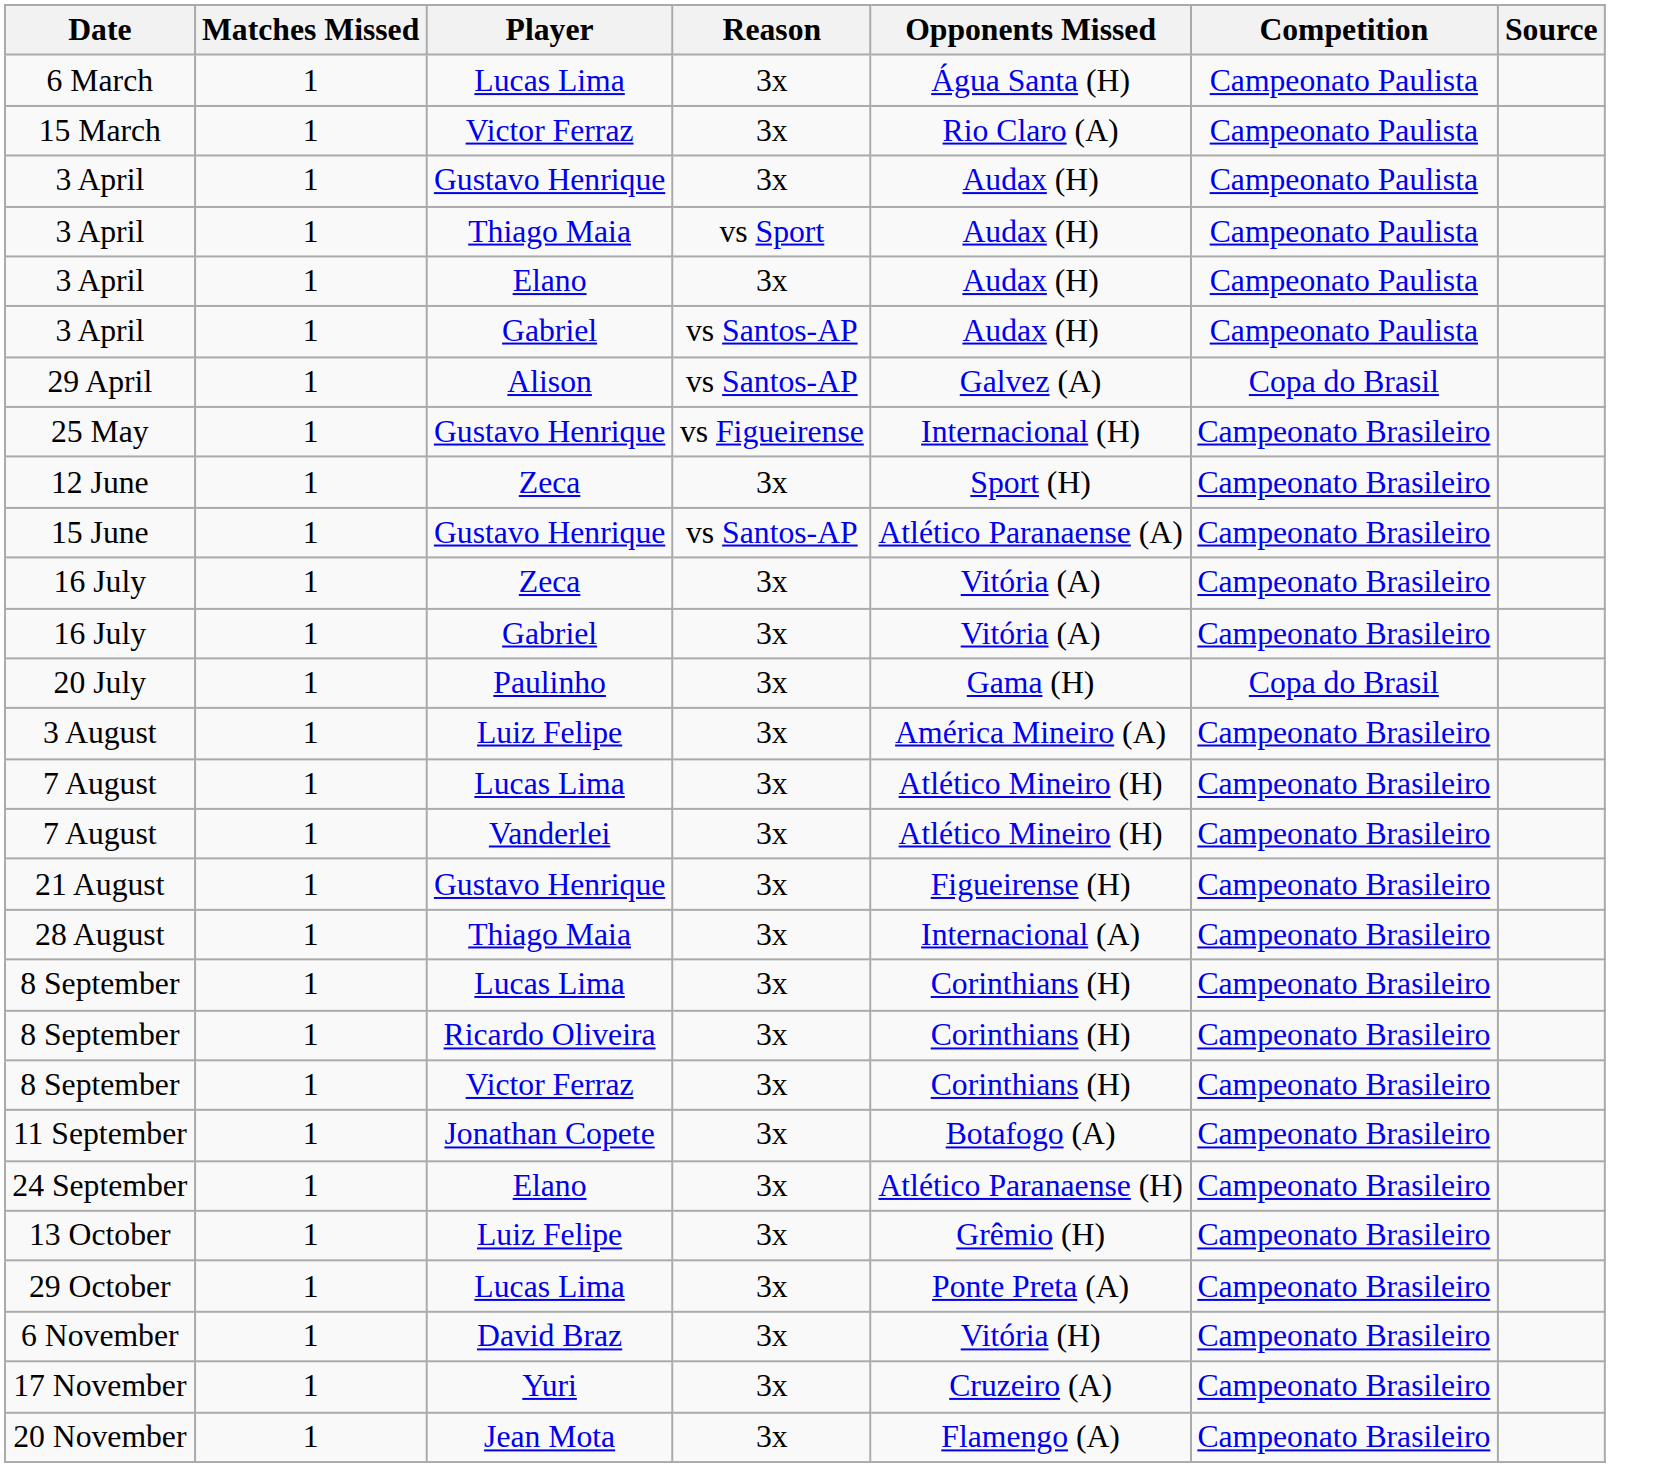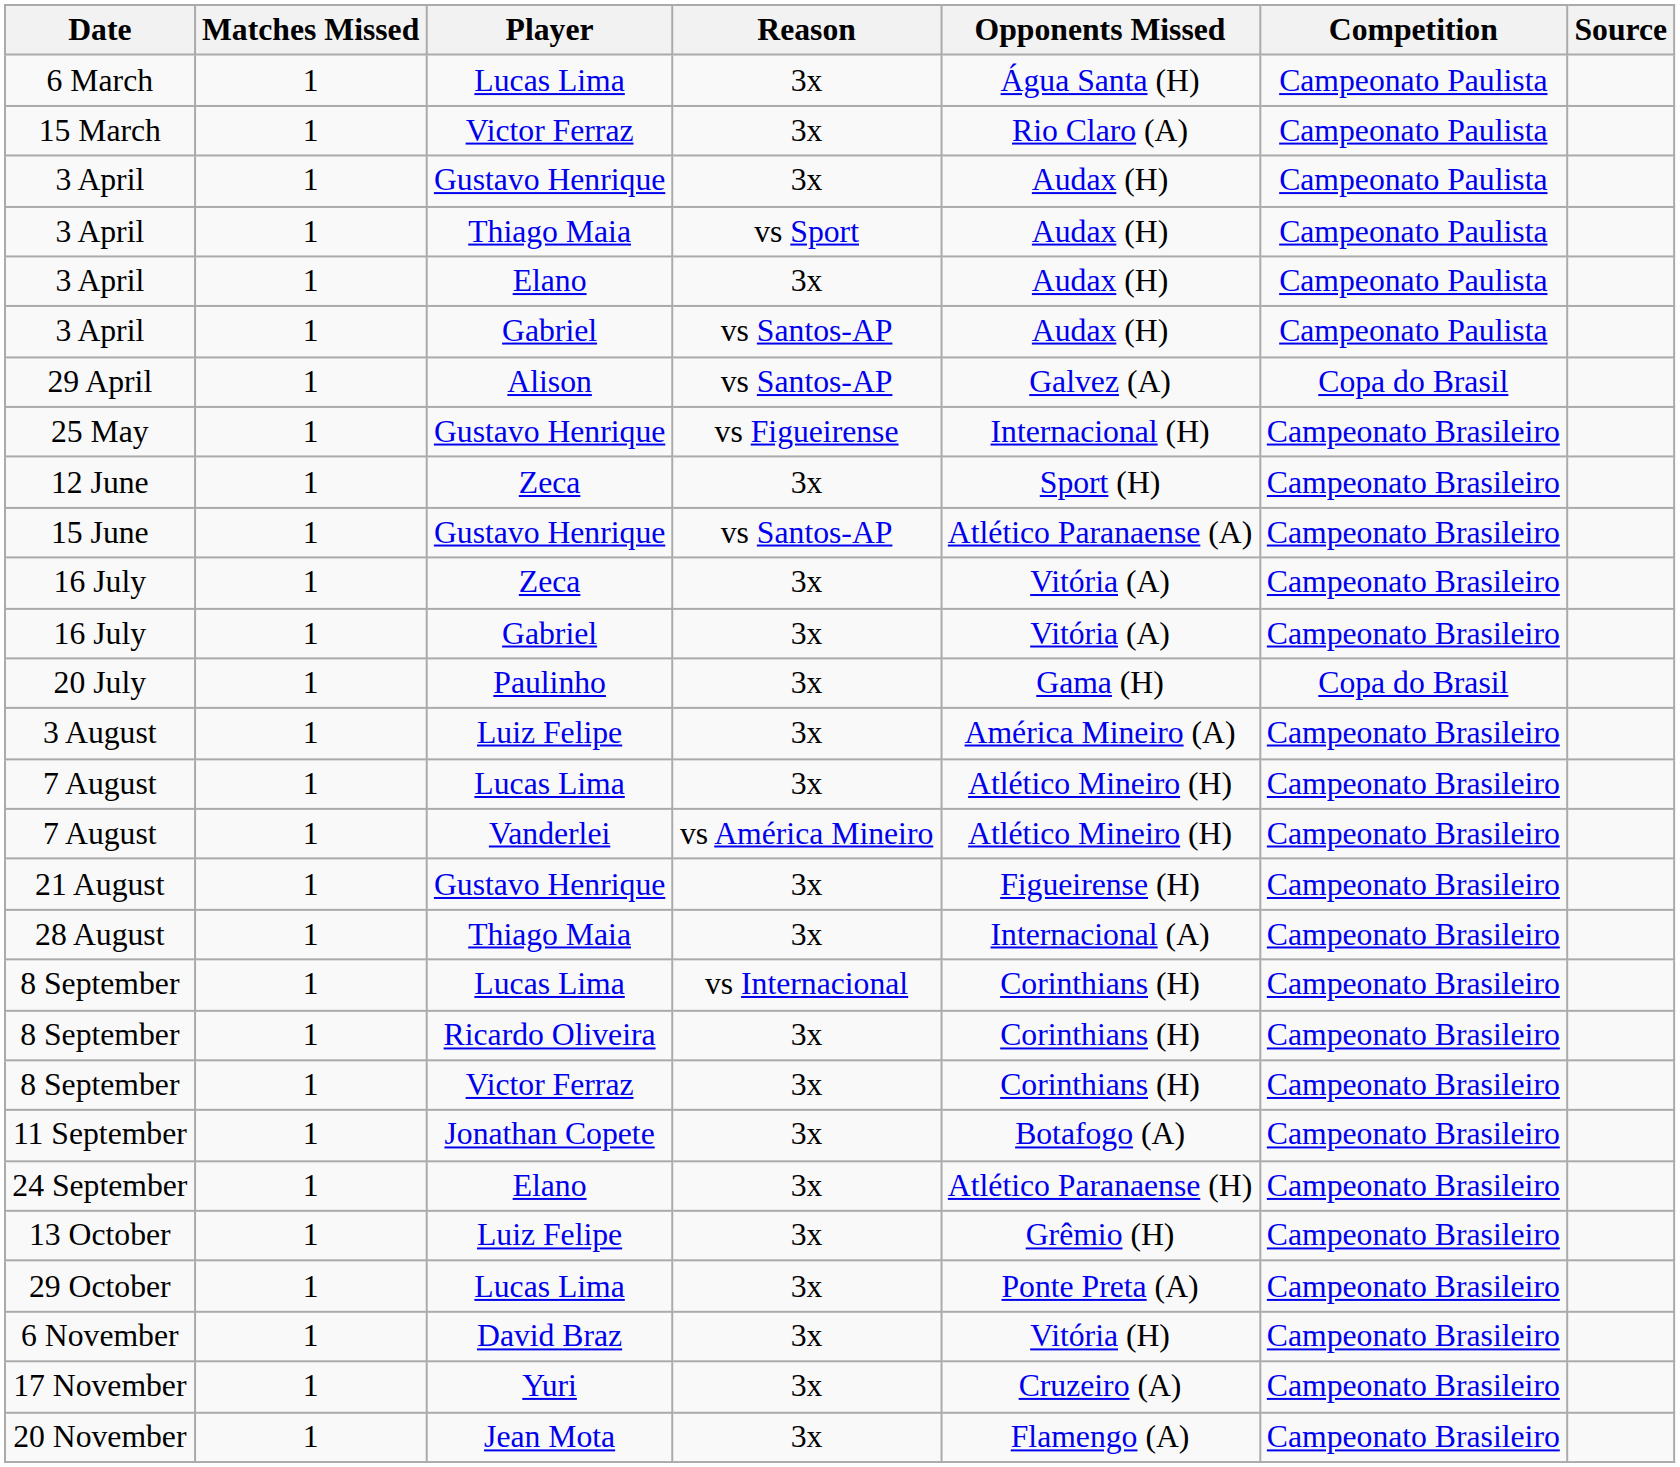(772, 833) 3x -> (807, 833) vs América Mineiro
(772, 984) 3x -> (807, 984) vs Internacional
